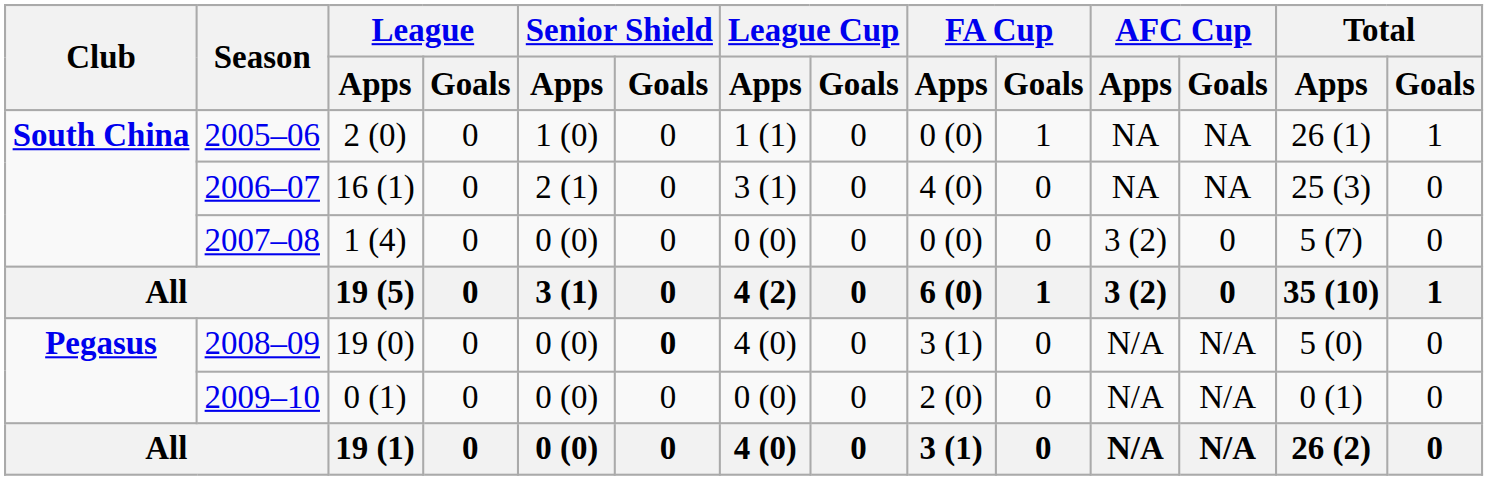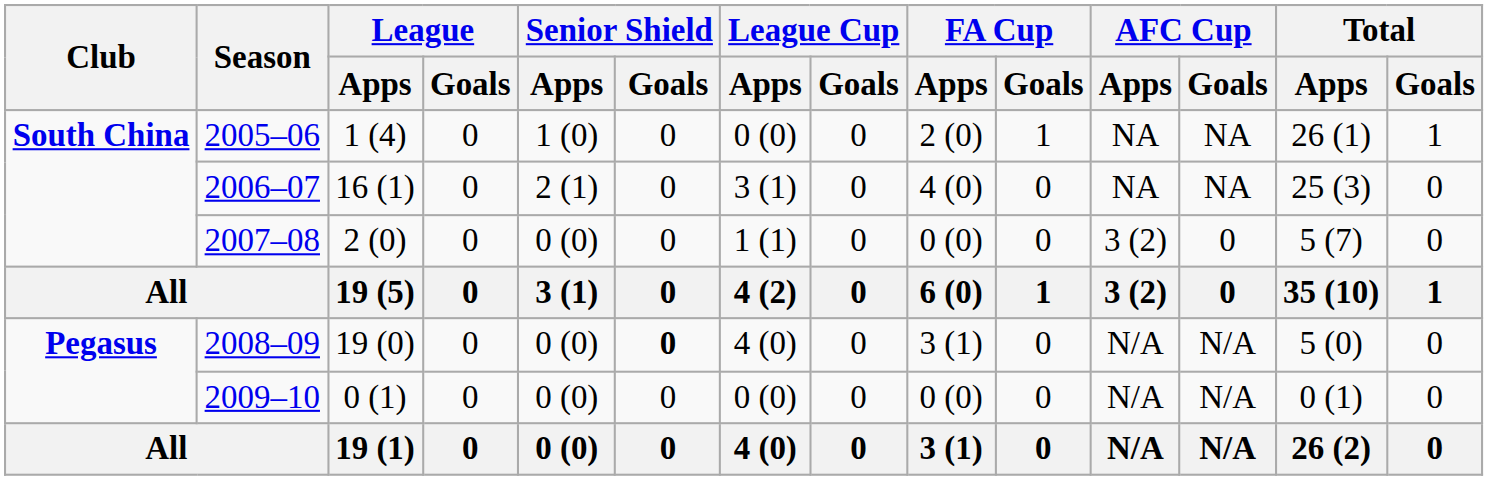(375, 135) 2 (0) -> (375, 135) 1 (4)
(765, 135) 1 (1) -> (765, 135) 0 (0)
(951, 135) 0 (0) -> (951, 135) 2 (0)
(375, 239) 1 (4) -> (375, 239) 2 (0)
(765, 239) 0 (0) -> (765, 239) 1 (1)
(951, 396) 2 (0) -> (951, 396) 0 (0)
